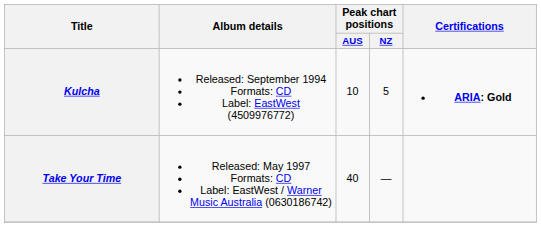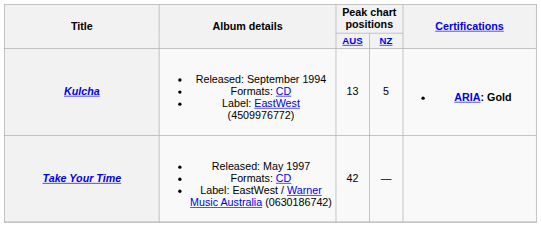(353, 92) 10 -> (353, 92) 13
(353, 178) 40 -> (353, 178) 42
